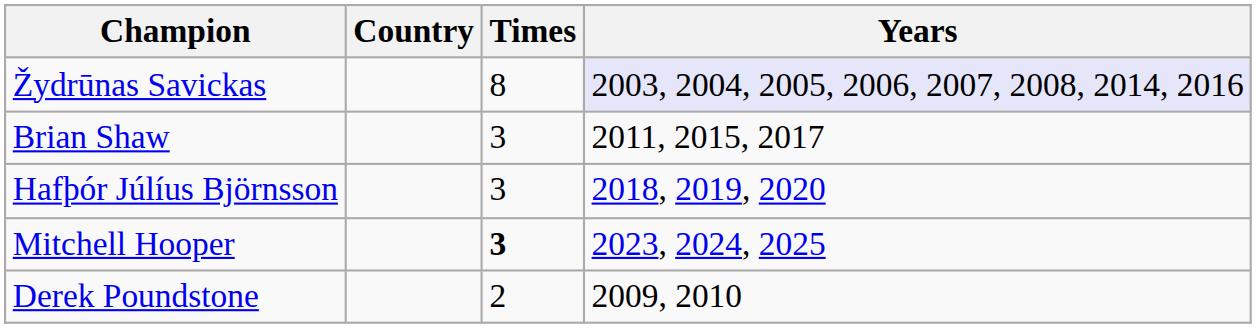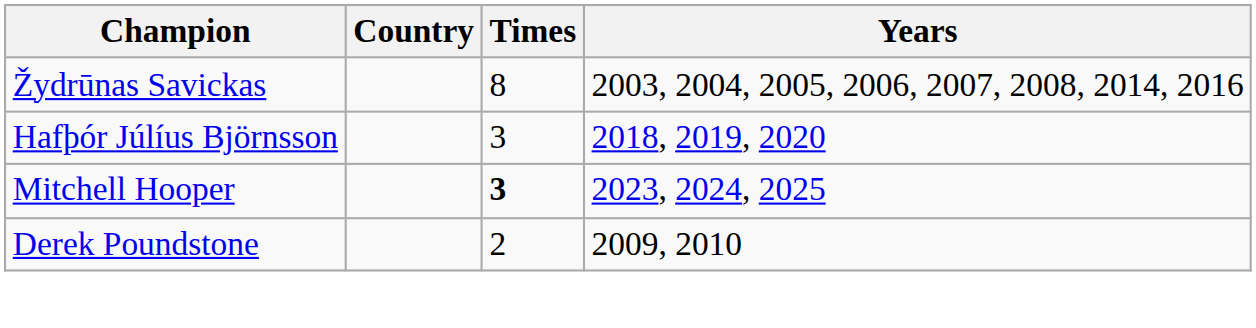(918, 84) lavender background -> (918, 84) no background
- row: (91, 137)
